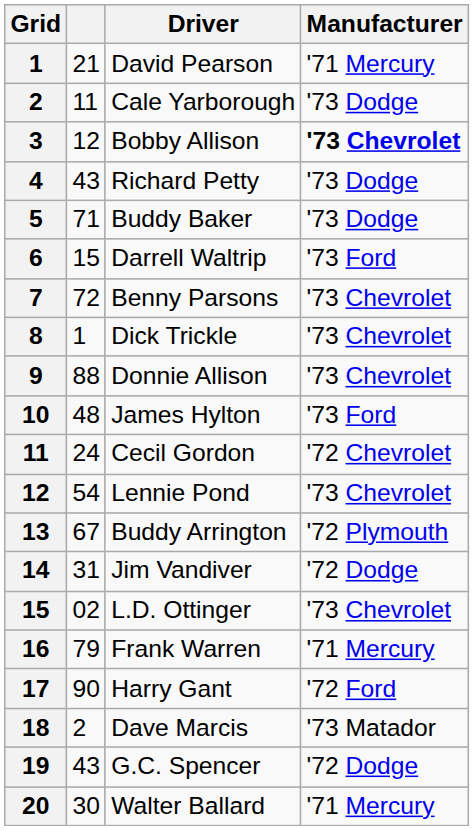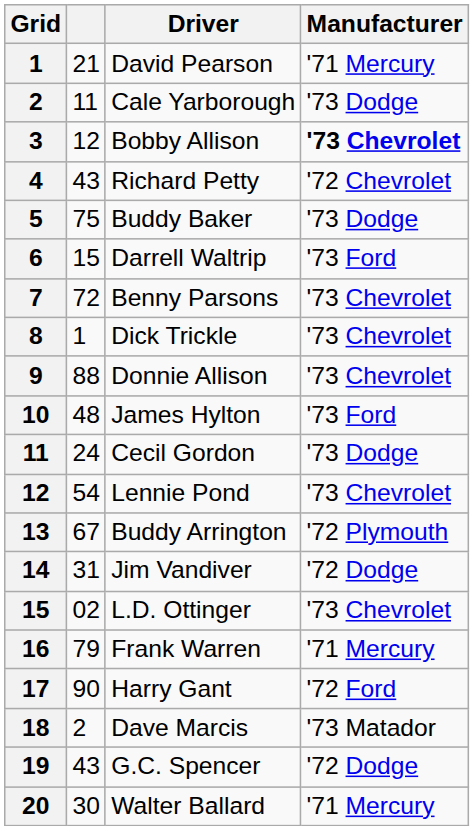(362, 180) '73 Dodge -> (379, 180) '72 Chevrolet
(86, 219) 71 -> (86, 219) 75
(379, 453) '72 Chevrolet -> (362, 453) '73 Dodge
